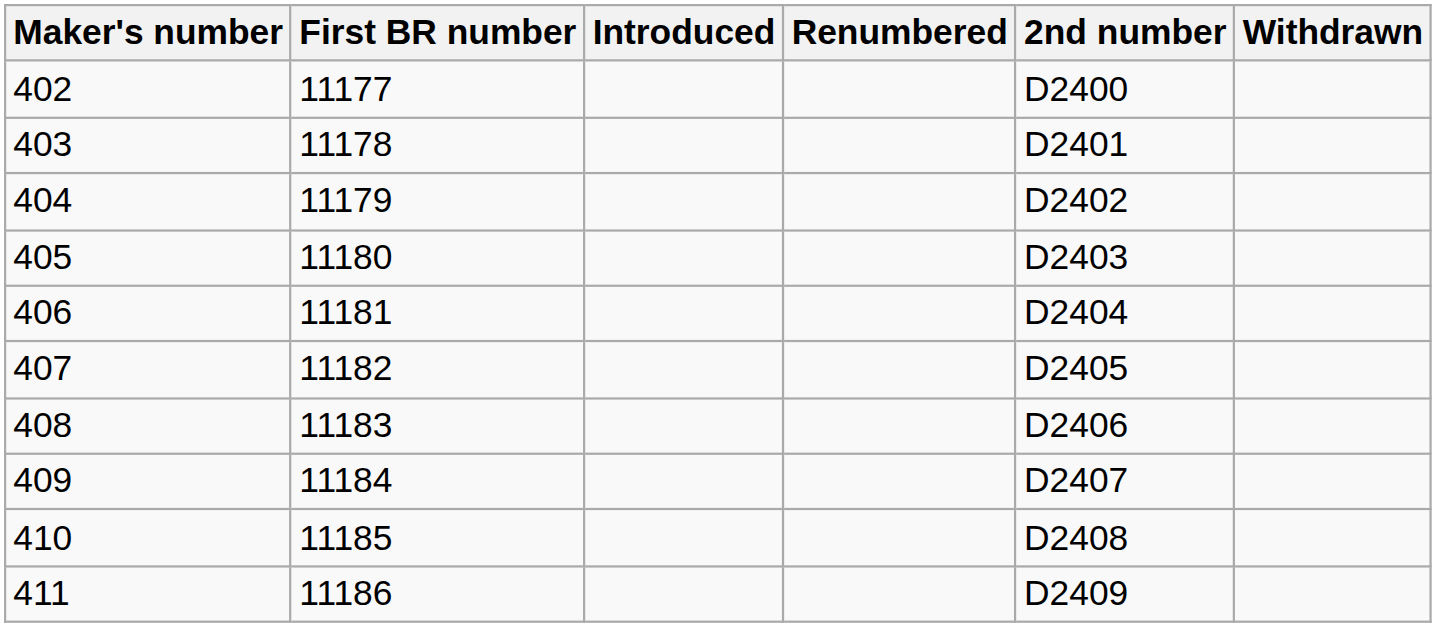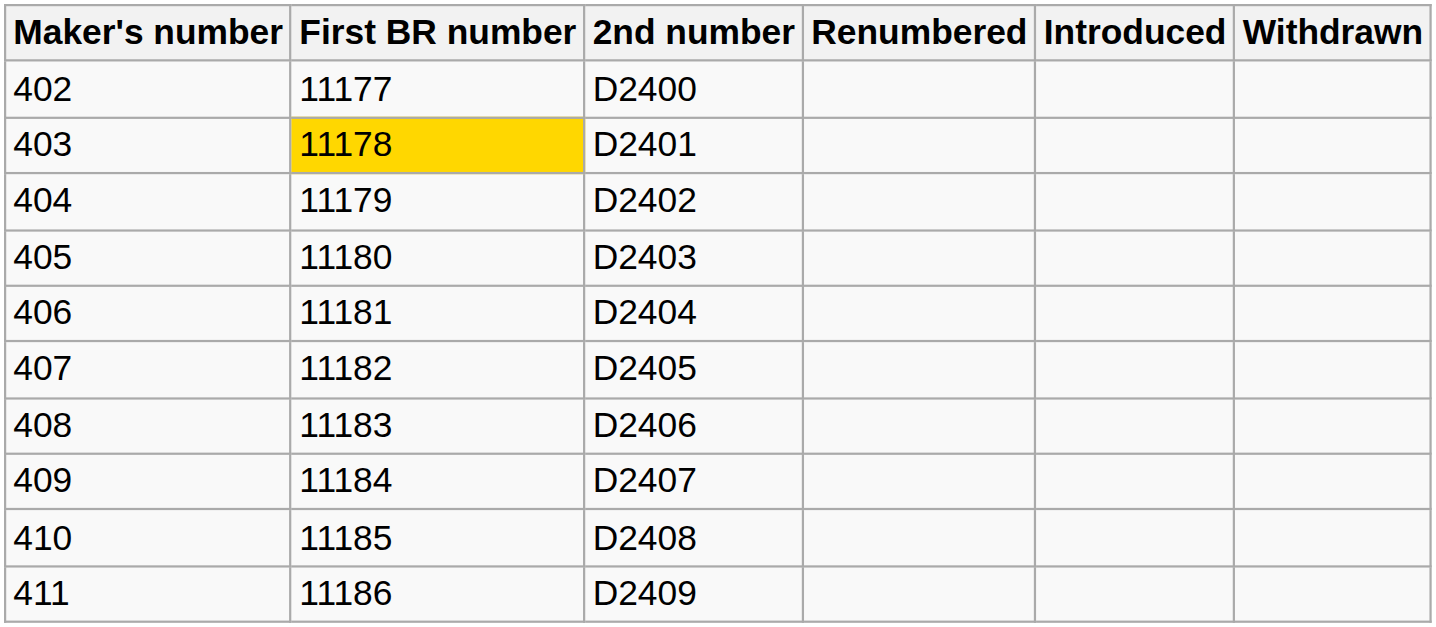columns swapped: (684, 32) <-> (1125, 32)
(346, 144) no background -> (346, 144) gold background
